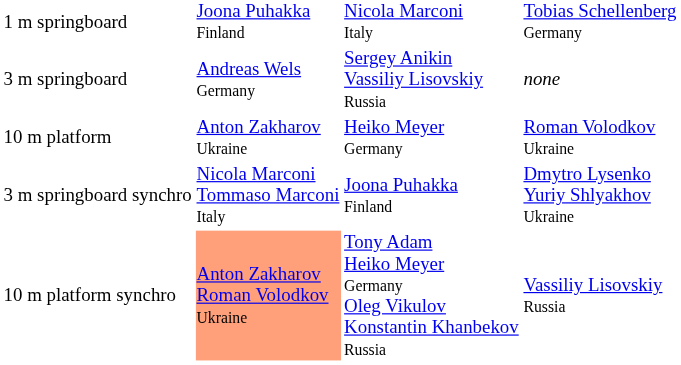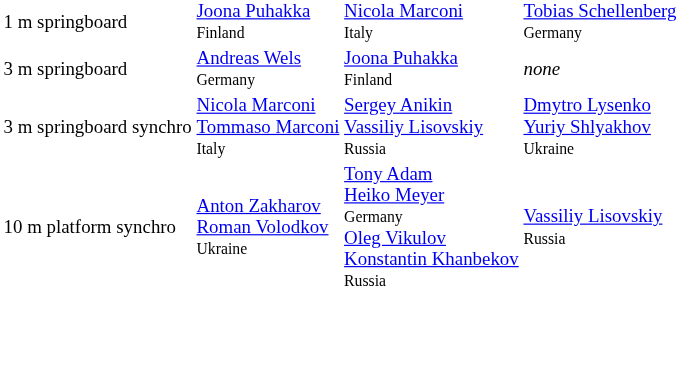(414, 79) Sergey Anikin Vassiliy Lisovskiy Russia -> (401, 68) Joona Puhakka Finland
- row: (58, 137)
(401, 195) Joona Puhakka Finland -> (414, 126) Sergey Anikin Vassiliy Lisovskiy Russia
(263, 295) lightsalmon background -> (263, 227) no background
